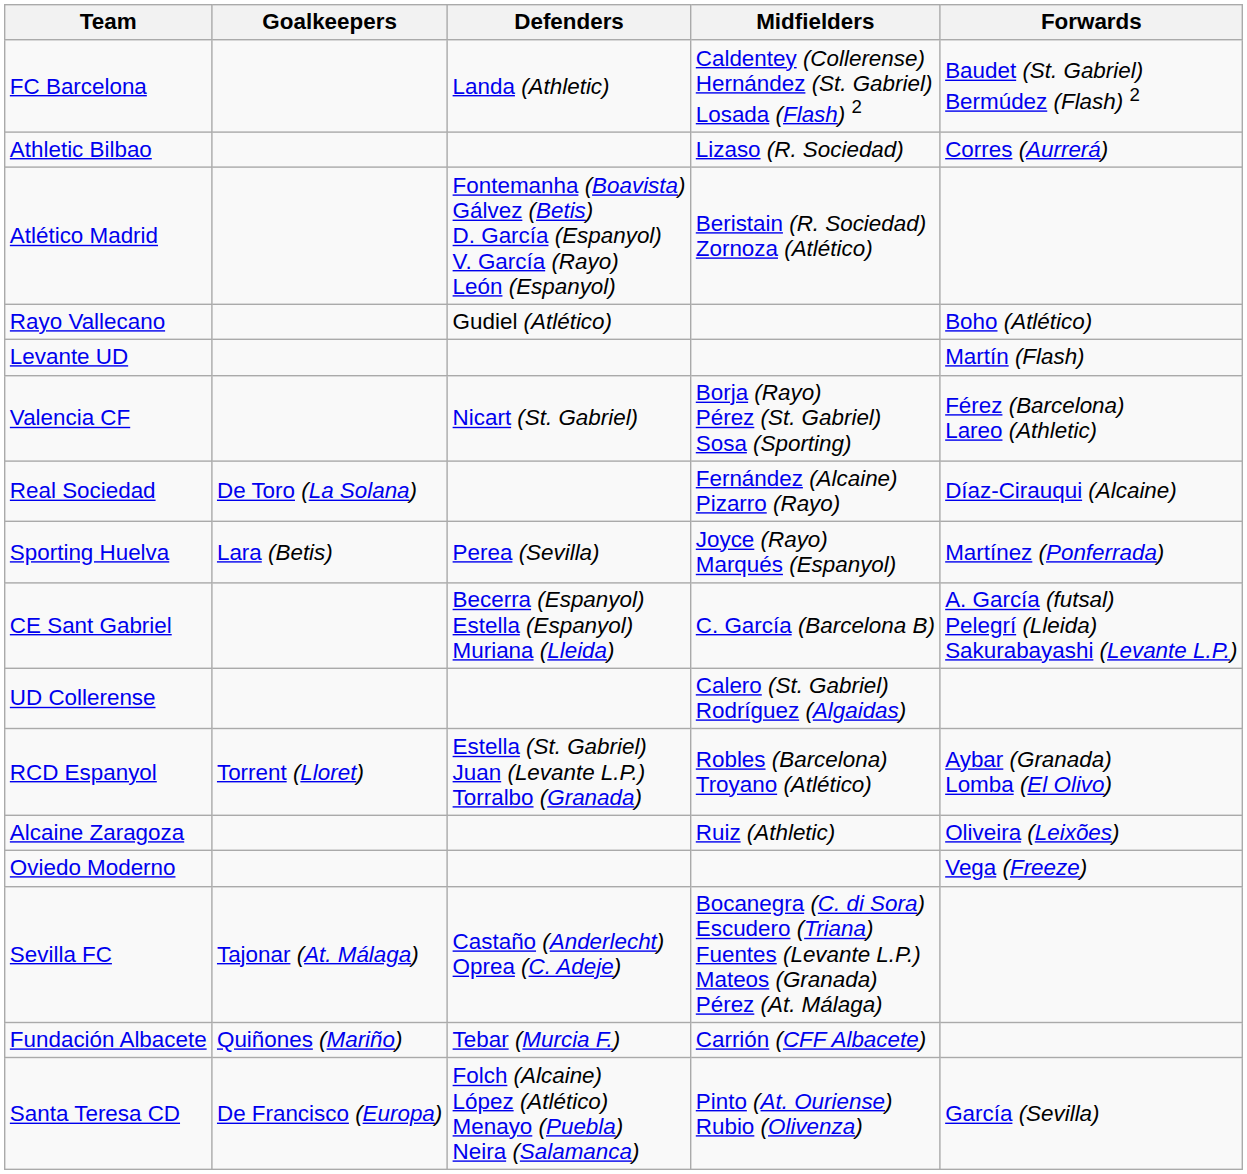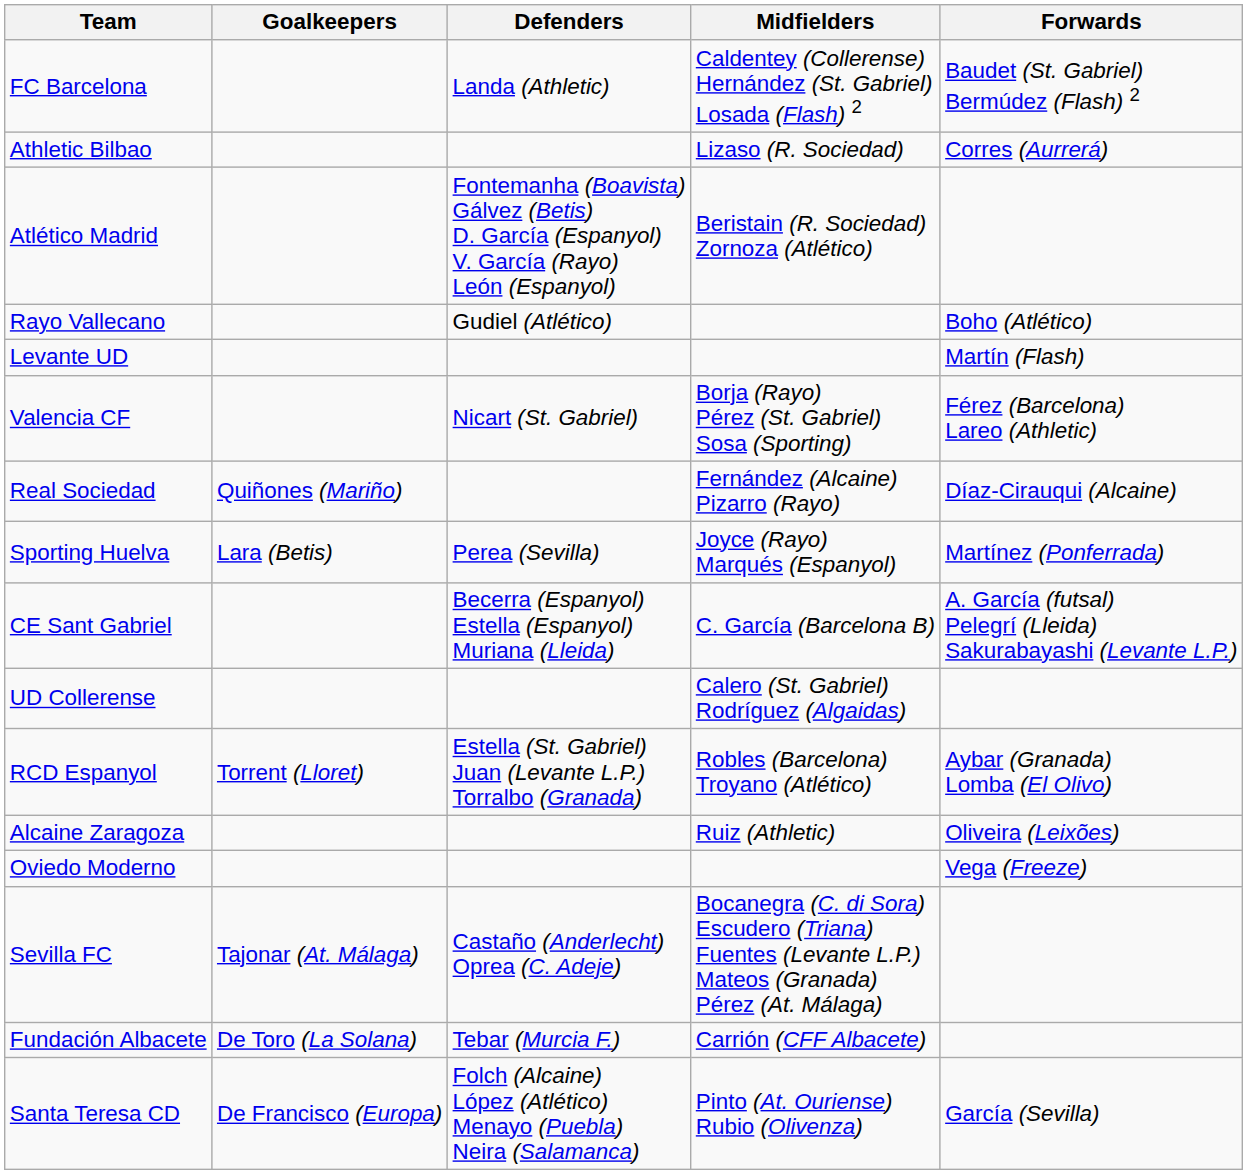(317, 491) De Toro (La Solana) -> (310, 491) Quiñones (Mariño)
(310, 1039) Quiñones (Mariño) -> (317, 1039) De Toro (La Solana)
